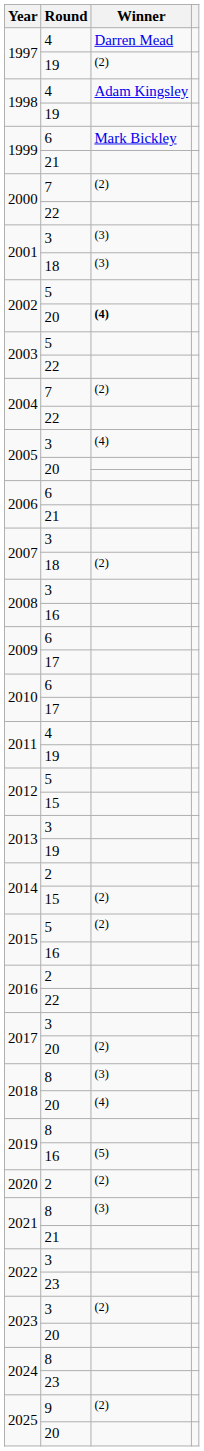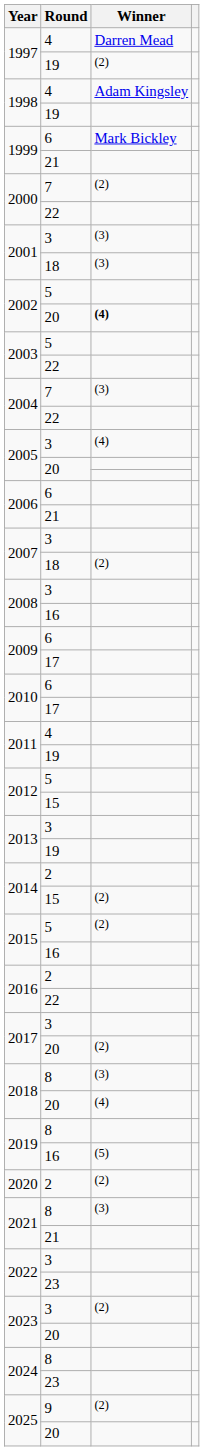(102, 389) (2) -> (102, 389) (3)
